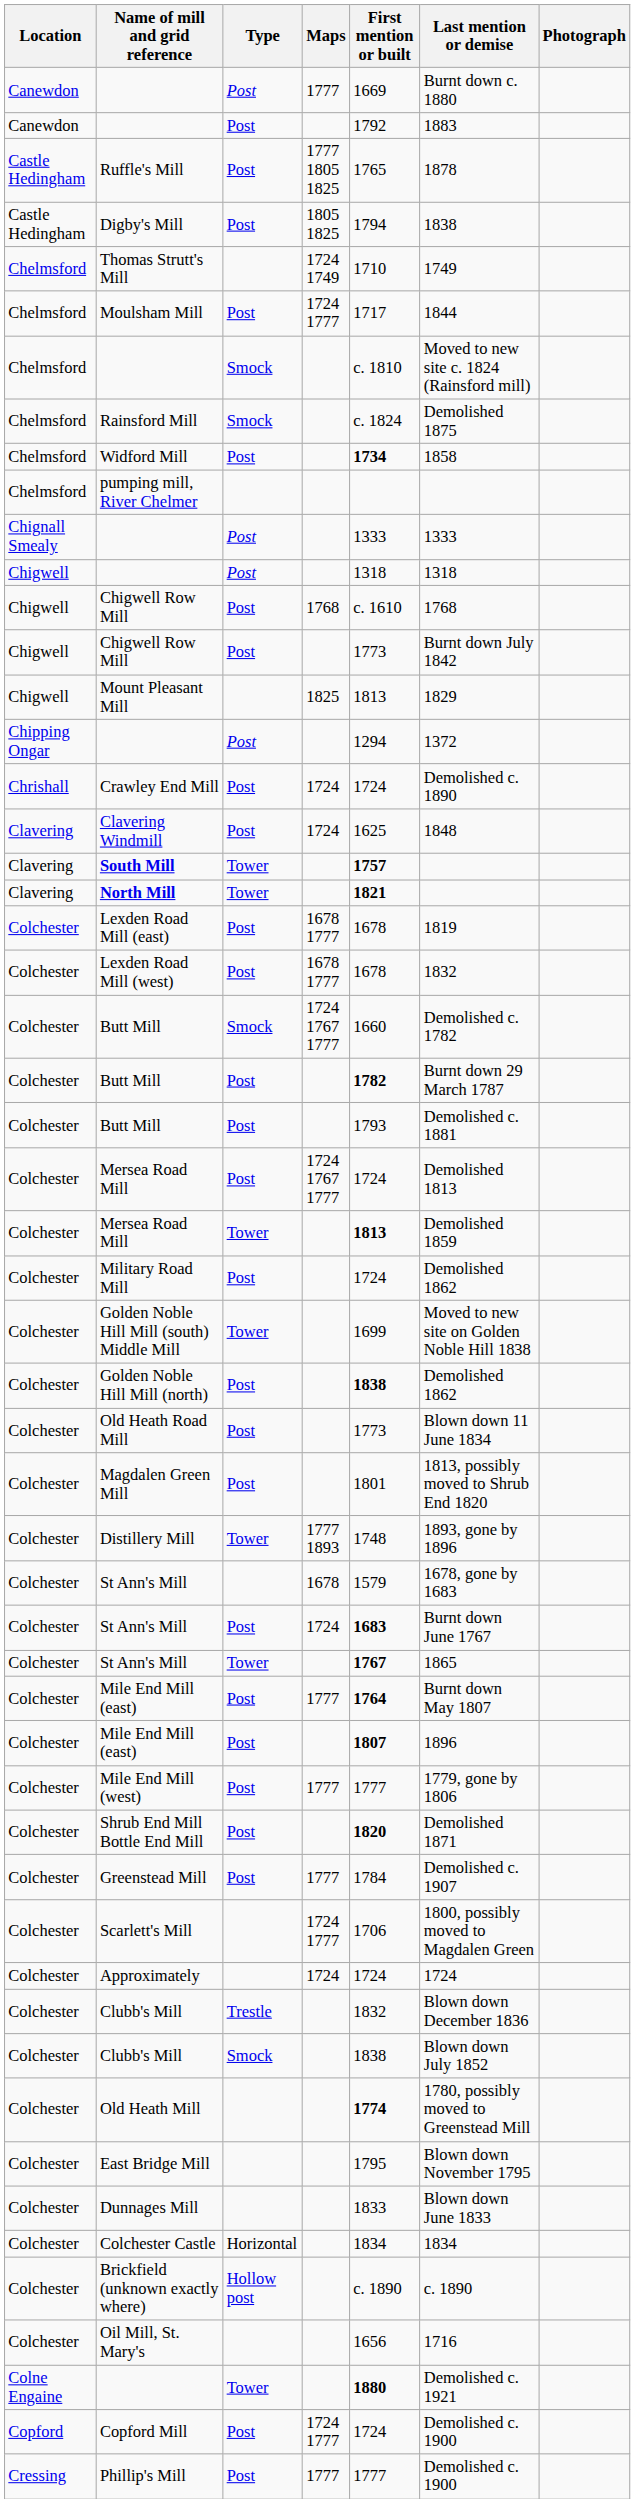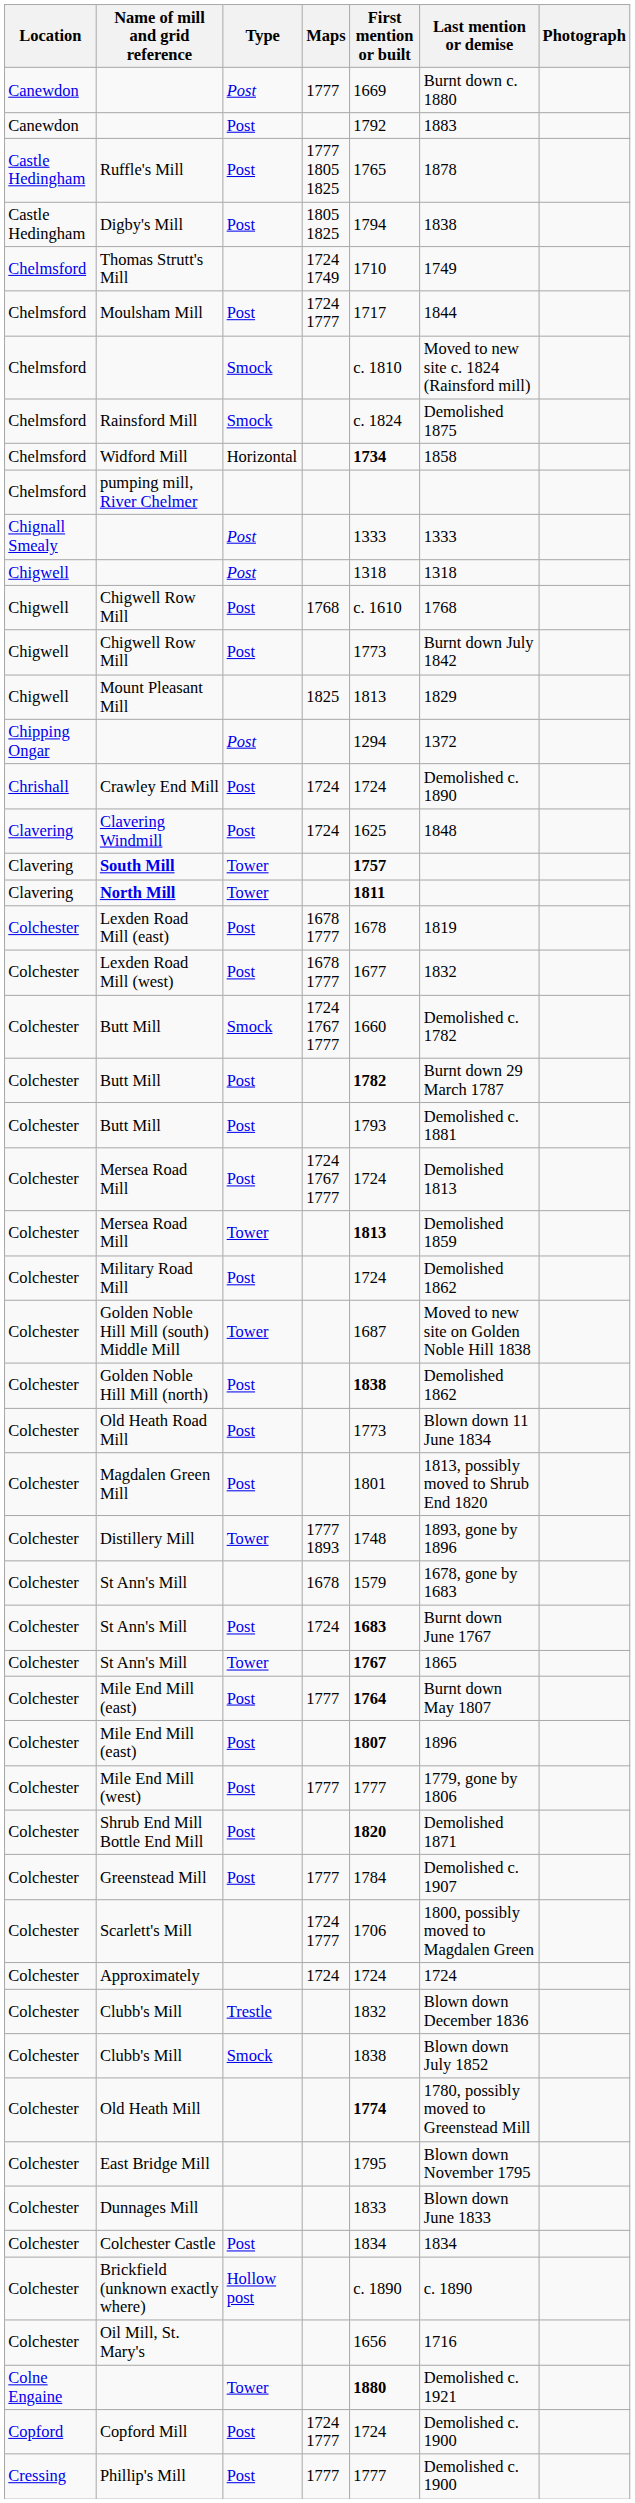(241, 456) Post -> (262, 456) Horizontal
(370, 892) 1821 -> (369, 892) 1811
(370, 972) 1678 -> (370, 972) 1677
(370, 1331) 1699 -> (370, 1331) 1687
(262, 2243) Horizontal -> (241, 2243) Post
